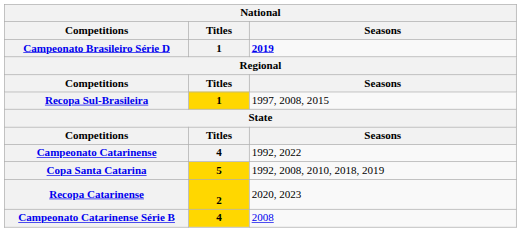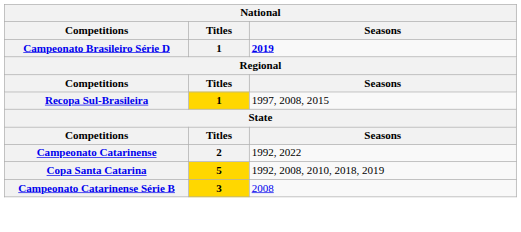(219, 153) 4 -> (219, 153) 2
- row: (97, 194)
(219, 218) 4 -> (219, 188) 3
